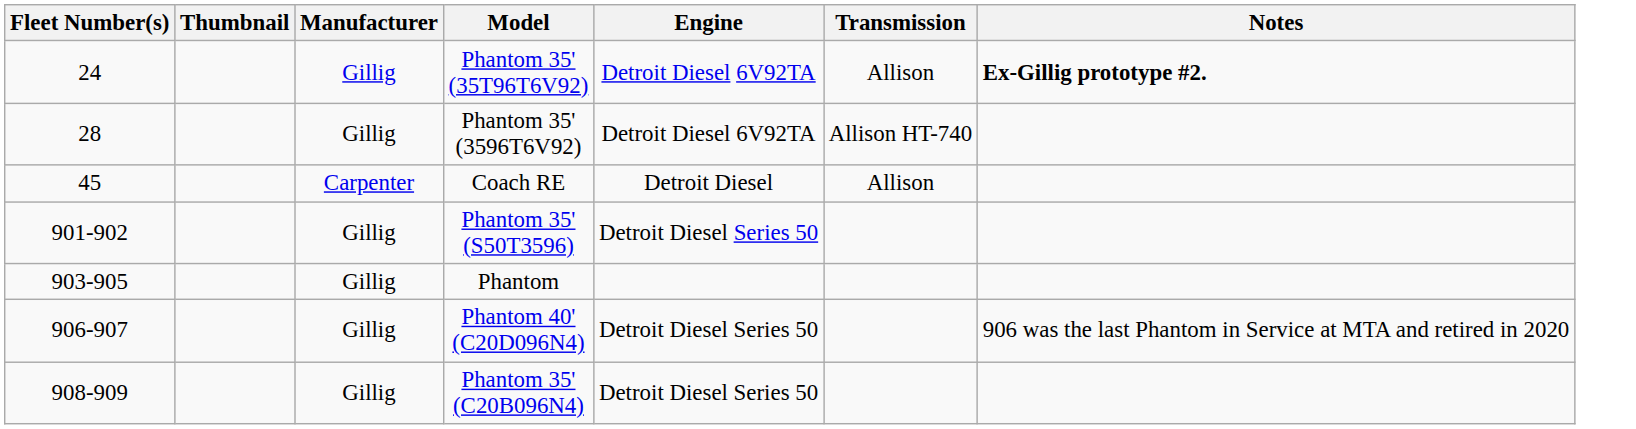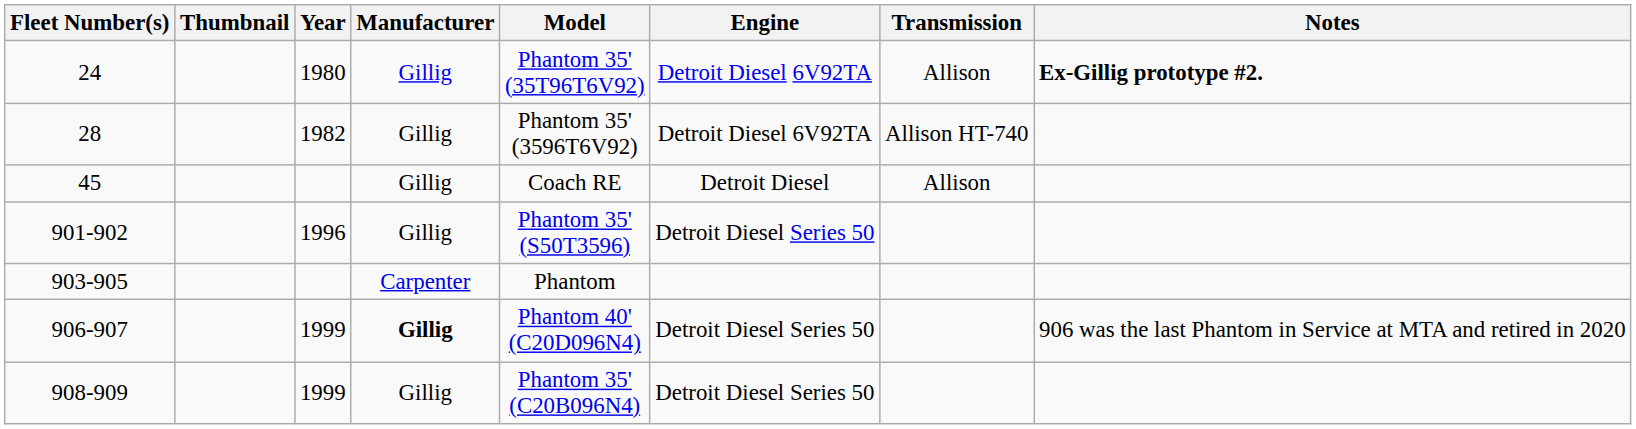+ column: (323, 22)
(369, 182) Carpenter -> (425, 182) Gillig
(369, 281) Gillig -> (425, 281) Carpenter
(369, 330) normal -> (425, 330) bold
